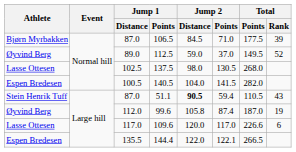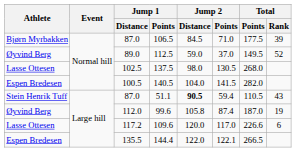(132, 126) 117.0 -> (132, 126) 117.2
